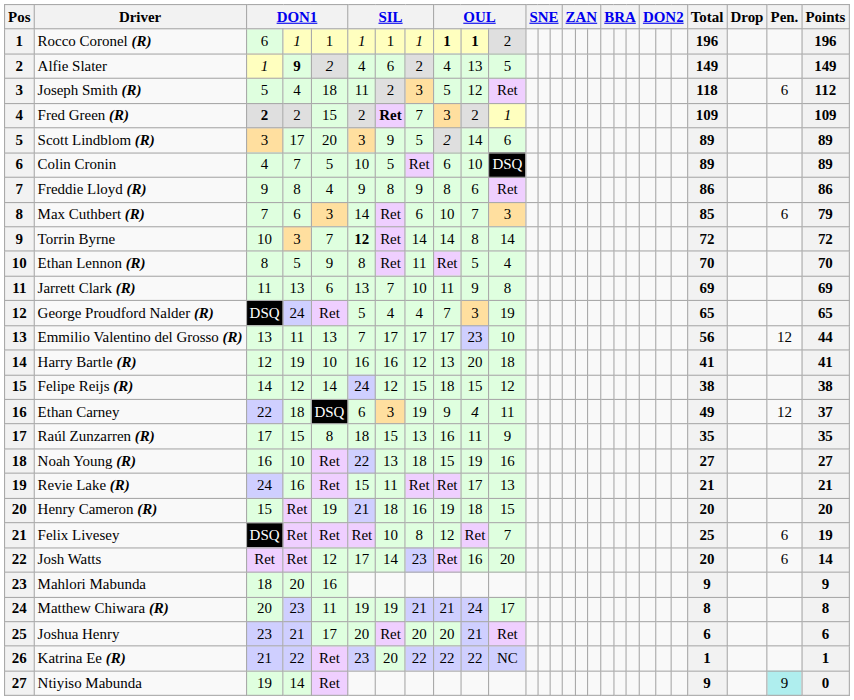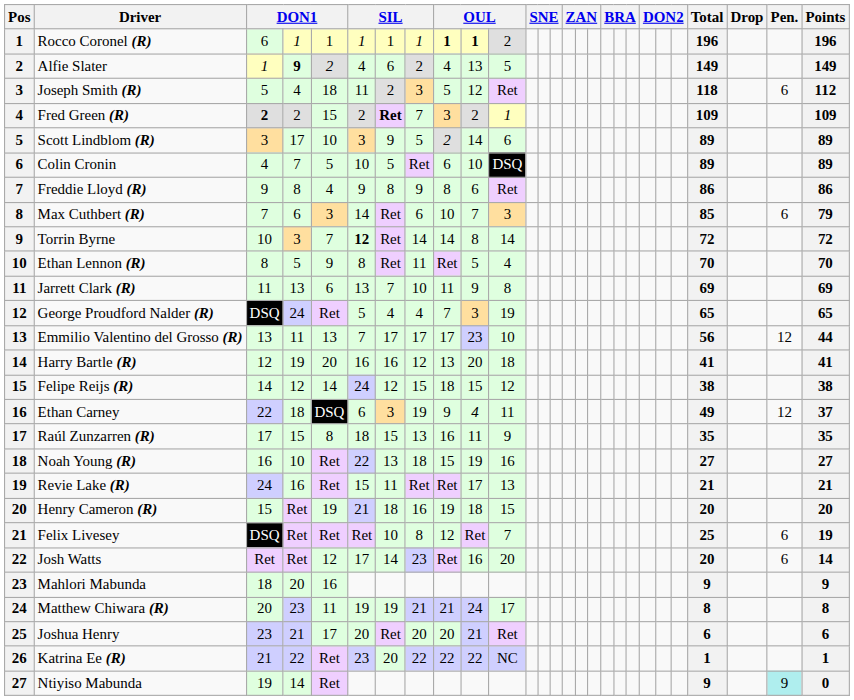(329, 139) 20 -> (329, 139) 10
(329, 361) 10 -> (329, 361) 20
